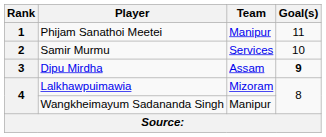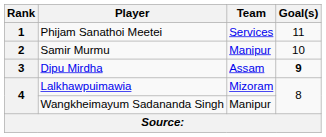(250, 31) Manipur -> (251, 31) Services
(251, 50) Services -> (250, 50) Manipur
